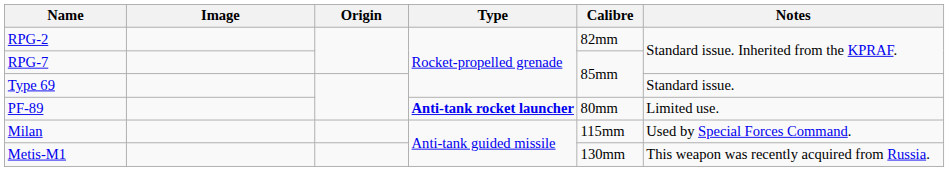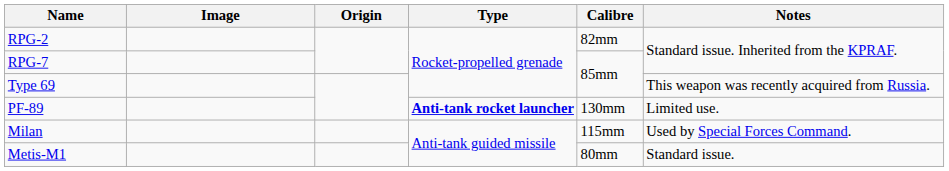(690, 85) Standard issue. -> (788, 85) This weapon was recently acquired from Russia.
(599, 108) 80mm -> (603, 108) 130mm
(603, 154) 130mm -> (599, 154) 80mm
(788, 154) This weapon was recently acquired from Russia. -> (690, 154) Standard issue.
